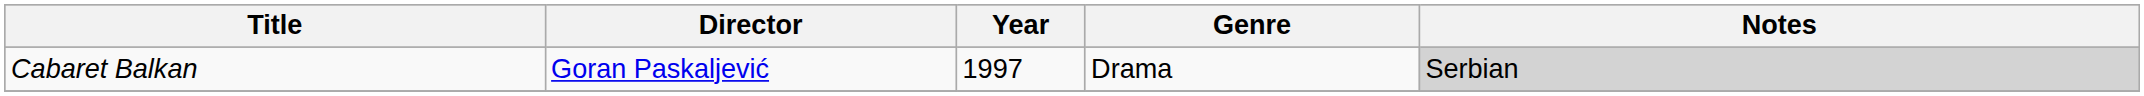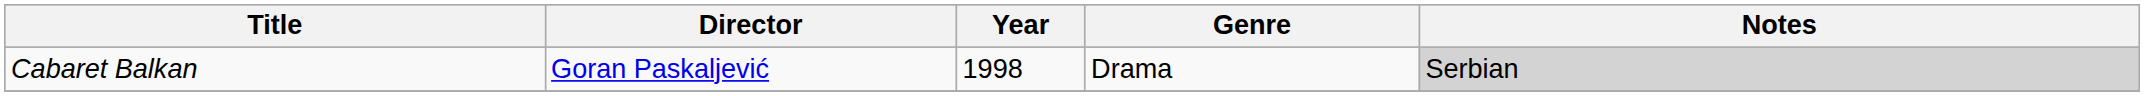(993, 68) 1997 -> (993, 68) 1998
